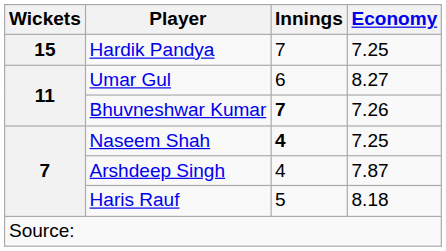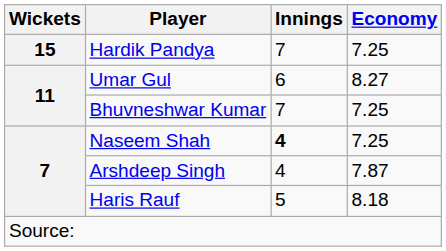(280, 110) bold -> (280, 110) normal
(370, 110) 7.26 -> (370, 110) 7.25
